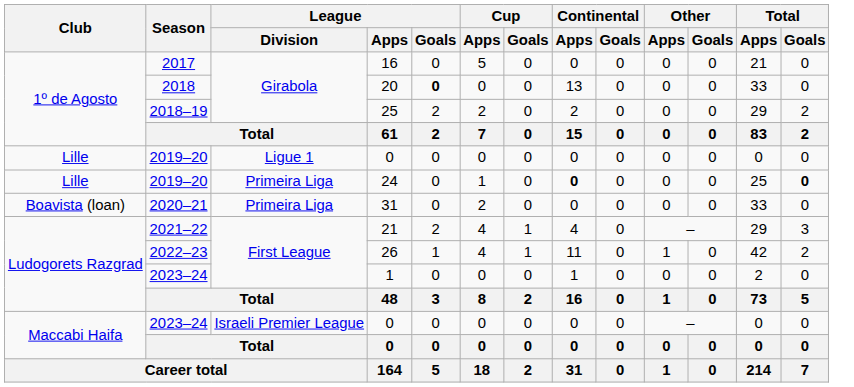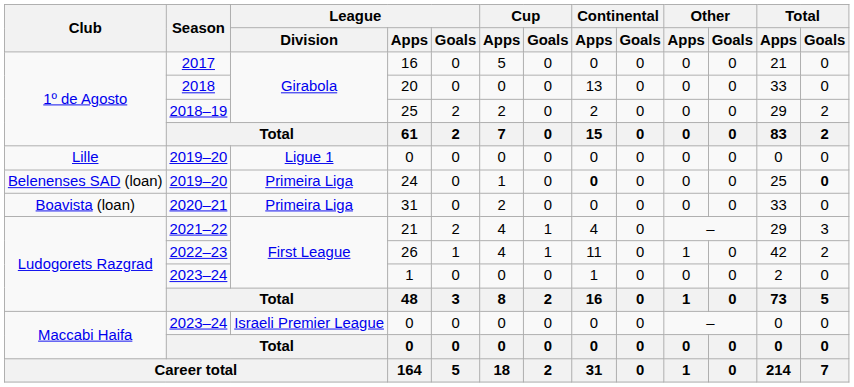(436, 87) bold -> (456, 87) normal
(75, 181) Lille -> (85, 181) Belenenses SAD (loan)
